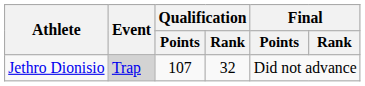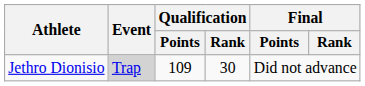(180, 68) 107 -> (180, 68) 109
(228, 68) 32 -> (228, 68) 30
